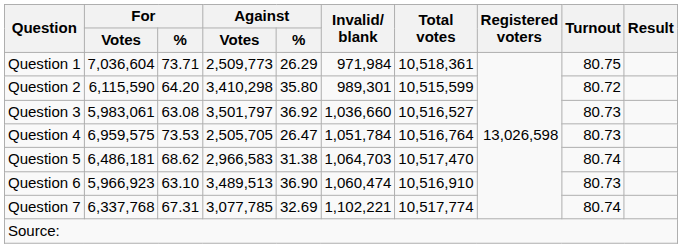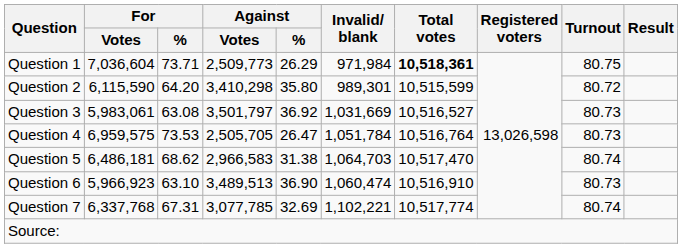(436, 64) normal -> (436, 64) bold
(358, 111) 1,036,660 -> (358, 111) 1,031,669
